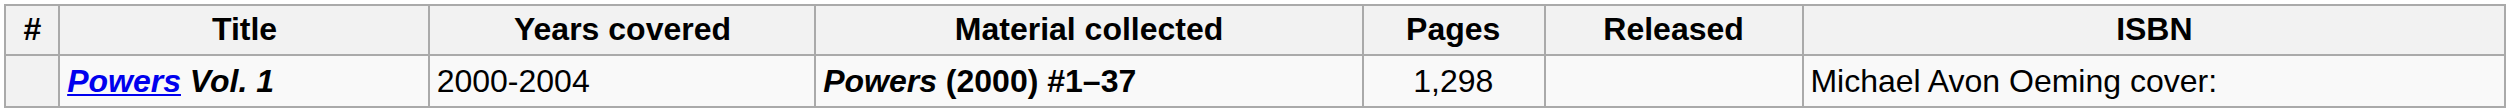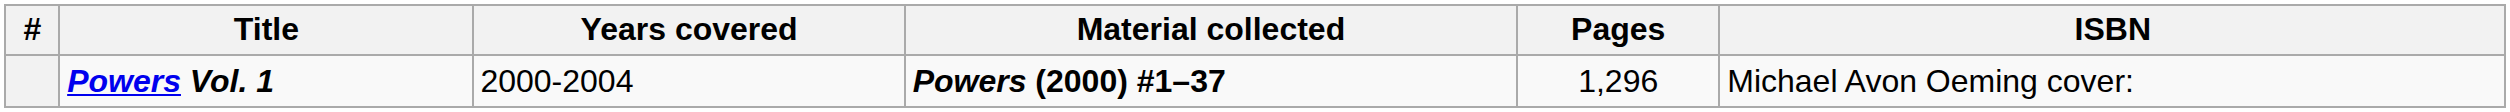- column: (1674, 29)
(1453, 80) 1,298 -> (1618, 80) 1,296
